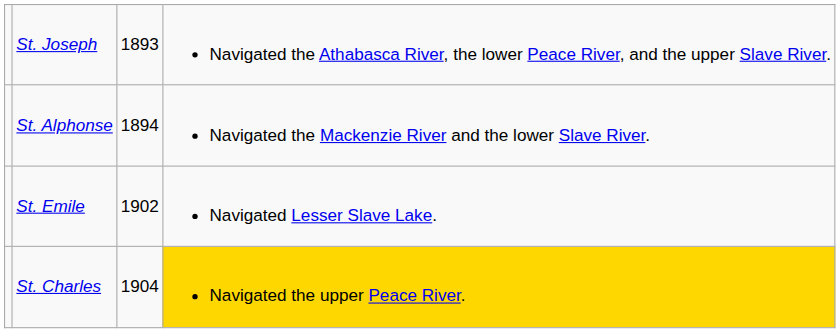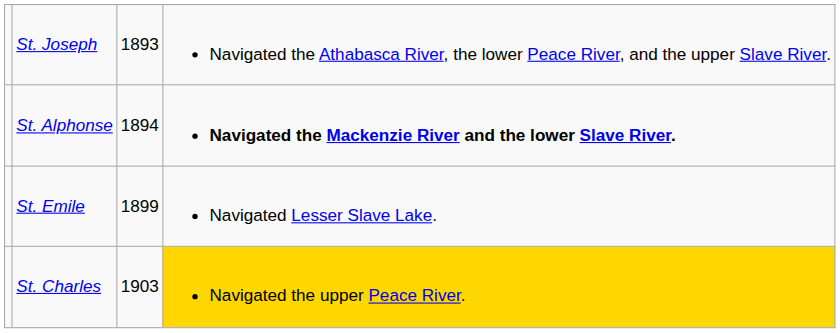(499, 135) normal -> (499, 135) bold
(140, 206) 1902 -> (140, 206) 1899
(140, 286) 1904 -> (140, 286) 1903
